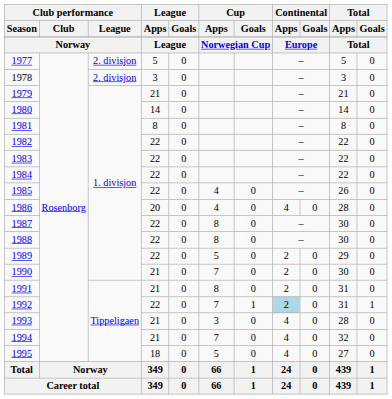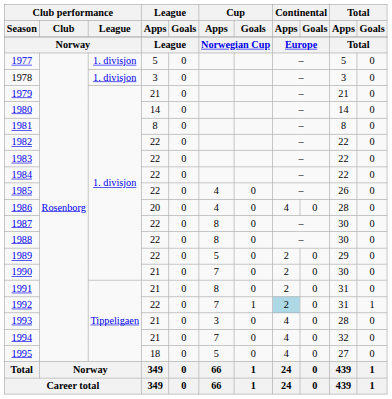(115, 61) 2. divisjon -> (115, 61) 1. divisjon
(115, 77) 2. divisjon -> (115, 77) 1. divisjon
